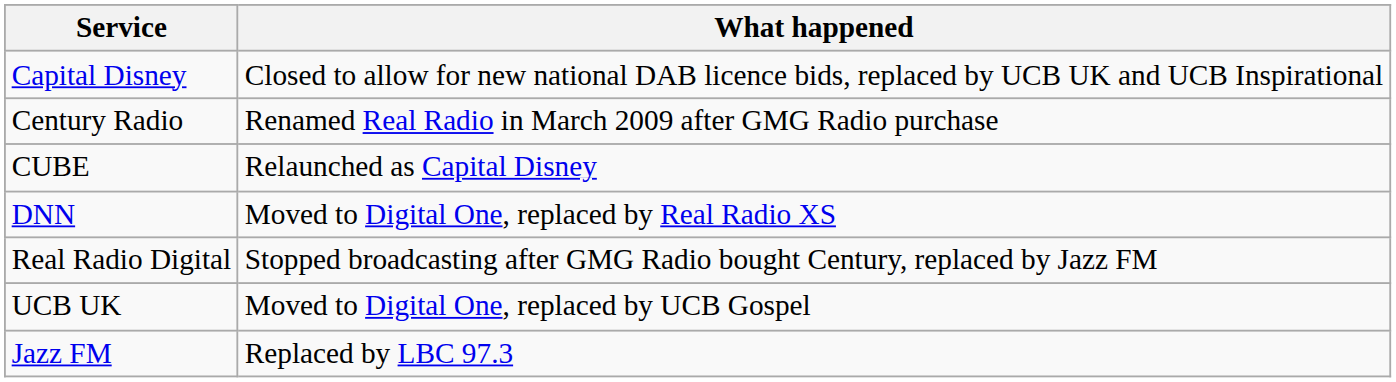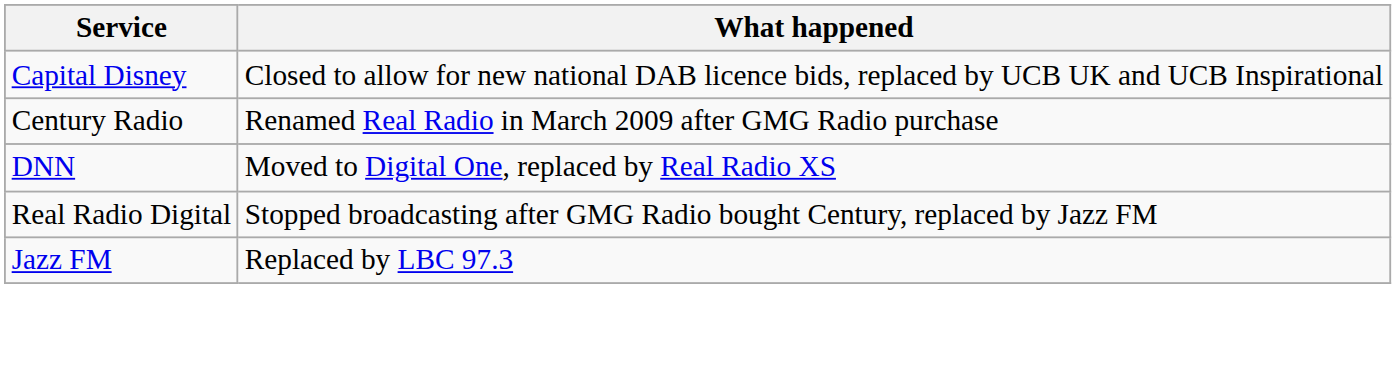- row: (51, 167)
- row: (67, 306)
